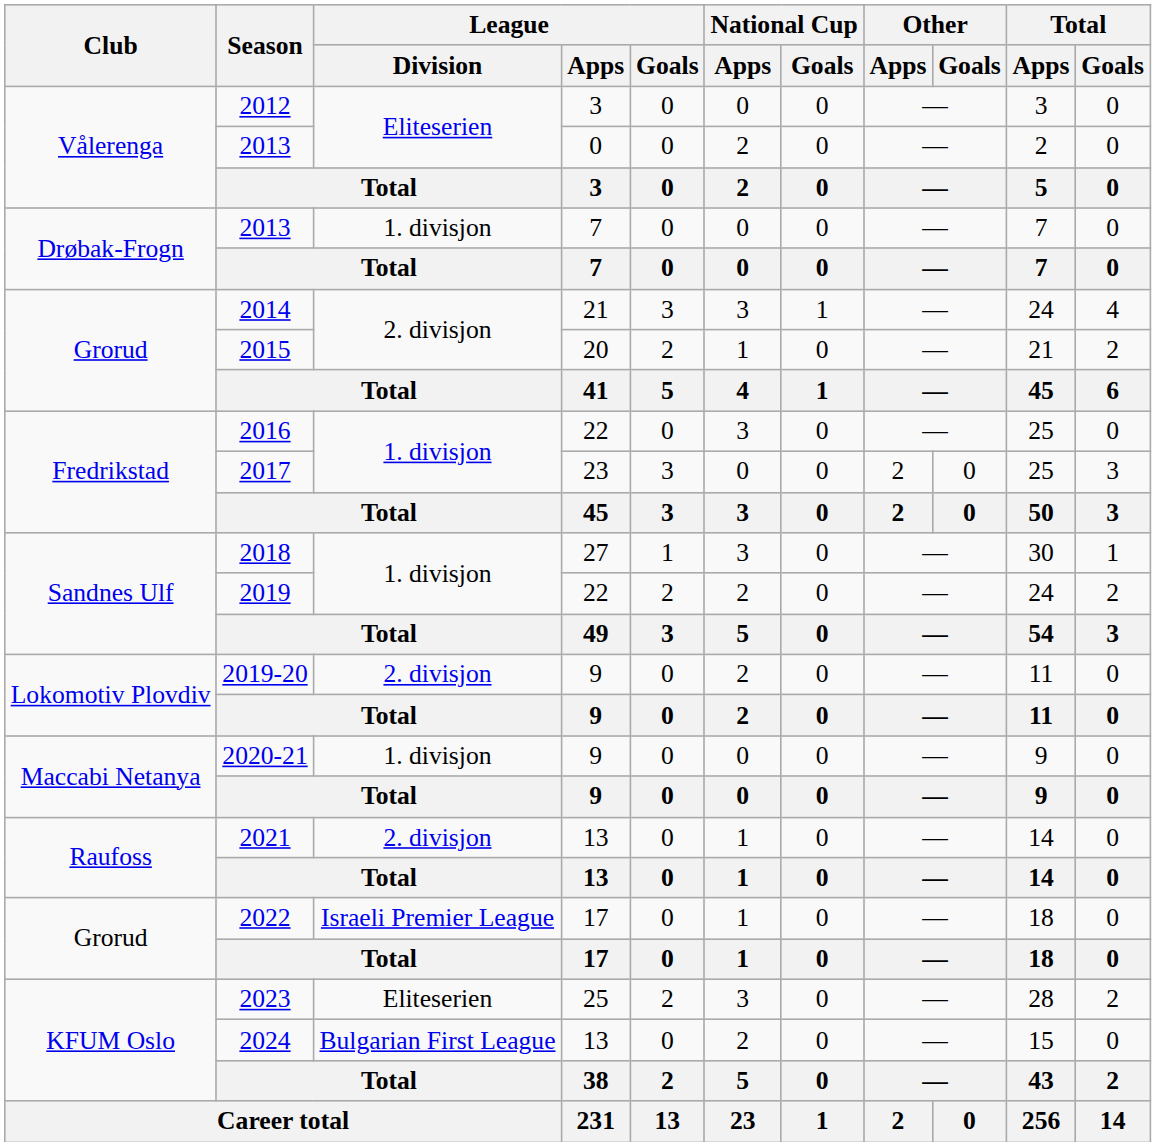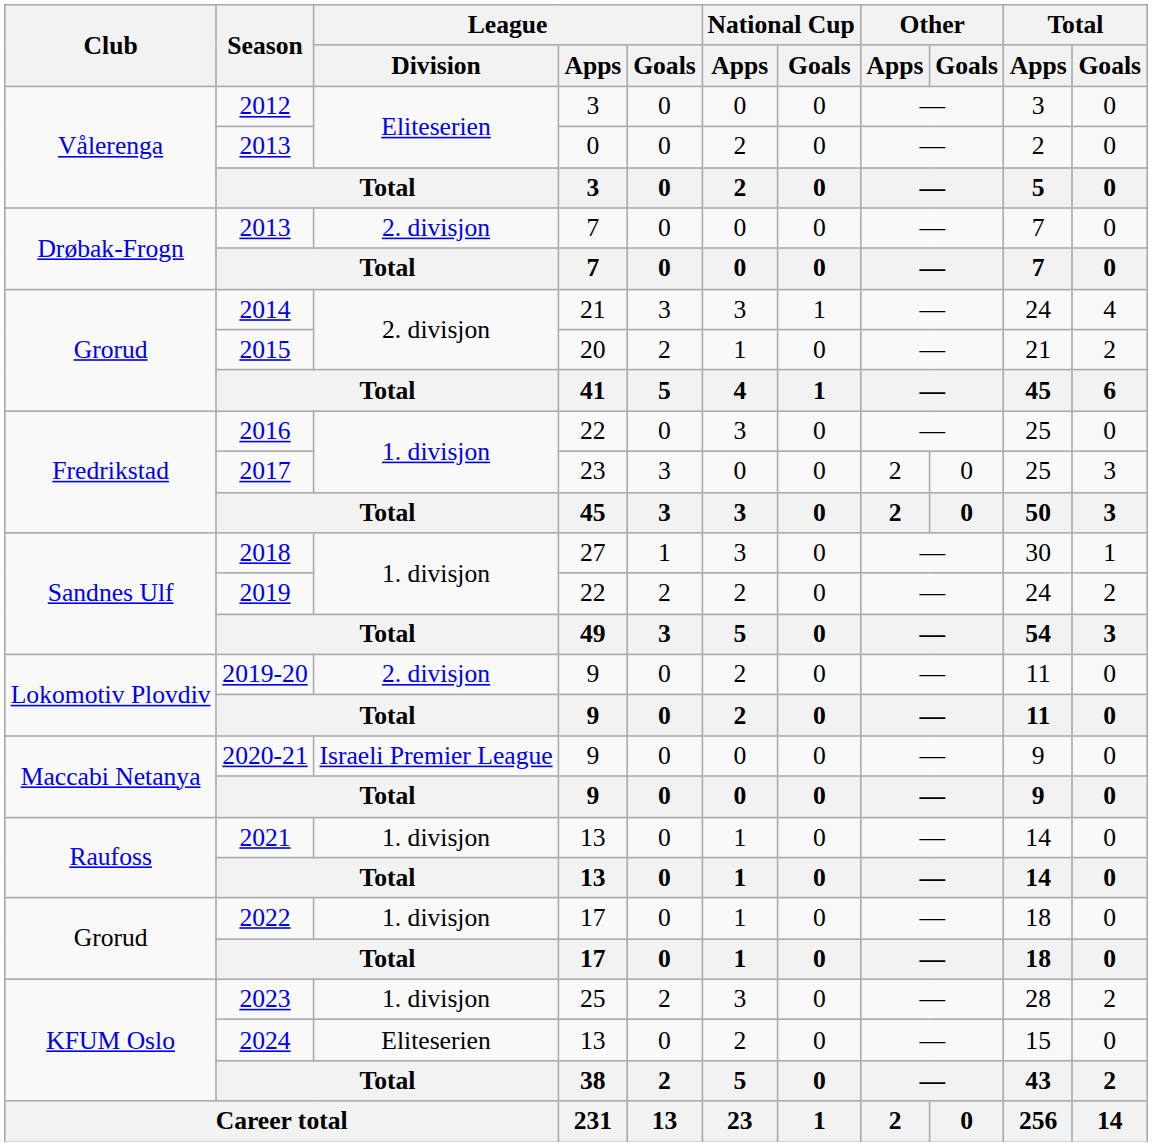(437, 227) 1. divisjon -> (436, 227) 2. divisjon
(437, 755) 1. divisjon -> (436, 755) Israeli Premier League
(437, 836) 2. divisjon -> (436, 836) 1. divisjon
(437, 918) Israeli Premier League -> (436, 918) 1. divisjon
(437, 999) Eliteserien -> (436, 999) 1. divisjon
(437, 1039) Bulgarian First League -> (436, 1039) Eliteserien
